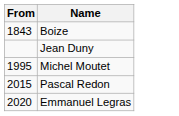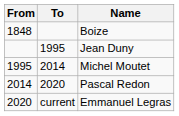+ column: (58, 13)
(19, 31) 1843 -> (19, 31) 1848
(19, 84) 2015 -> (19, 84) 2014
